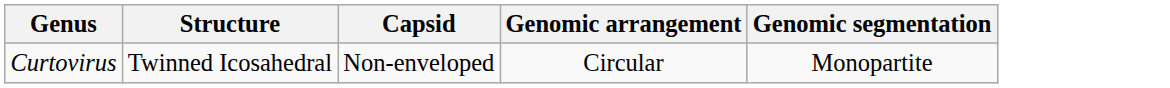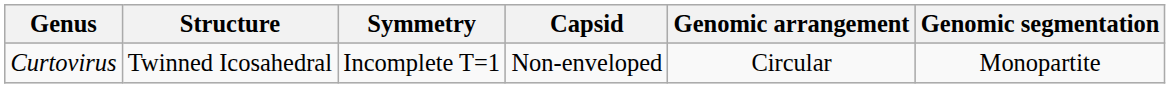+ column: (422, 23)
